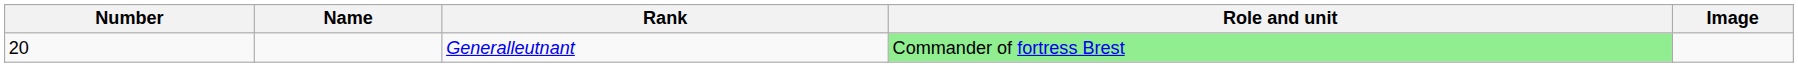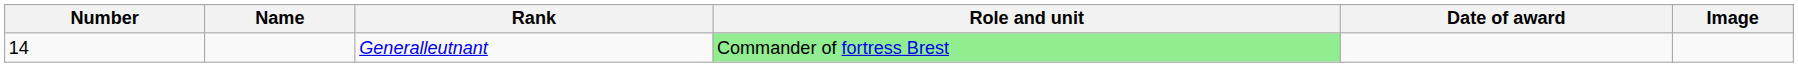+ column: (1506, 18)
(19, 47) 20 -> (19, 47) 14
